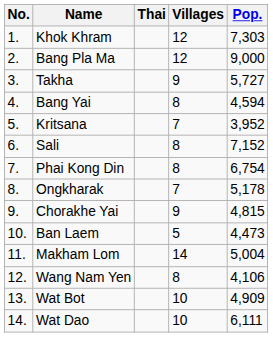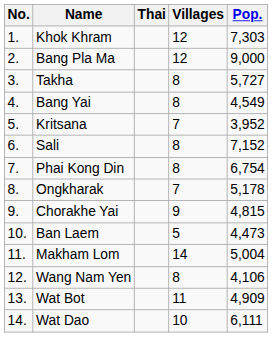(176, 80) 9 -> (176, 80) 8
(248, 102) 4,594 -> (248, 102) 4,549
(180, 299) 10 -> (179, 299) 11
